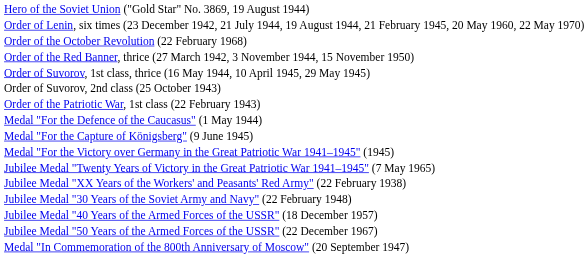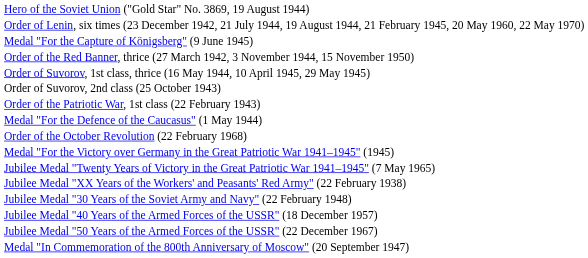rows swapped: (125, 41) <-> (129, 136)
